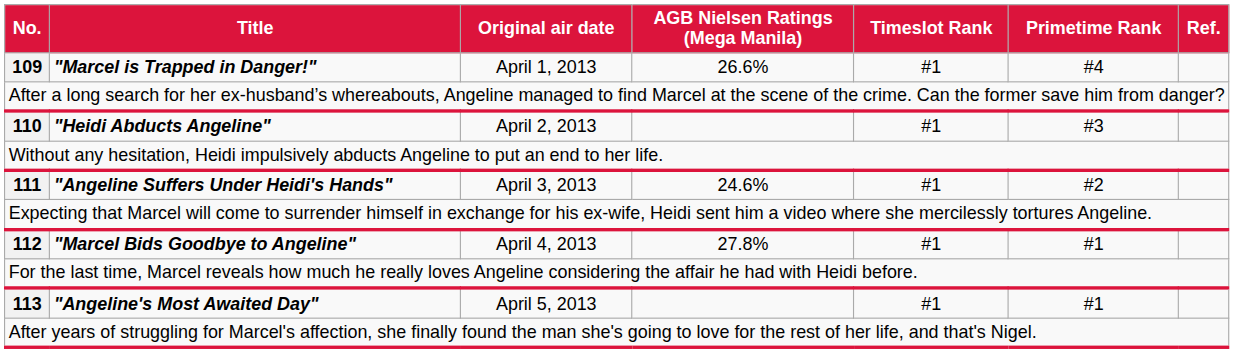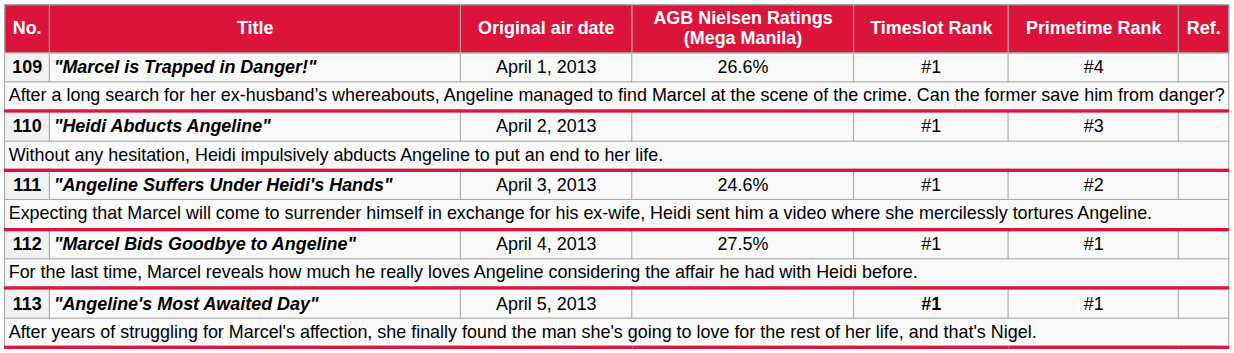(743, 244) 27.8% -> (743, 244) 27.5%
(931, 303) normal -> (931, 303) bold
